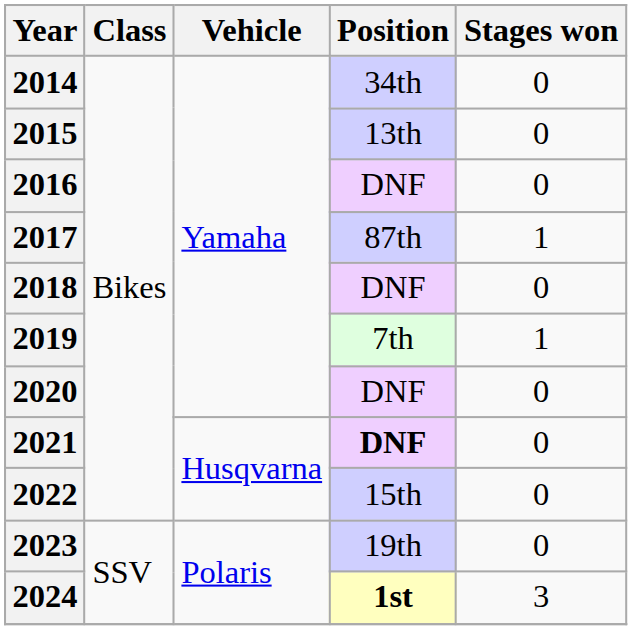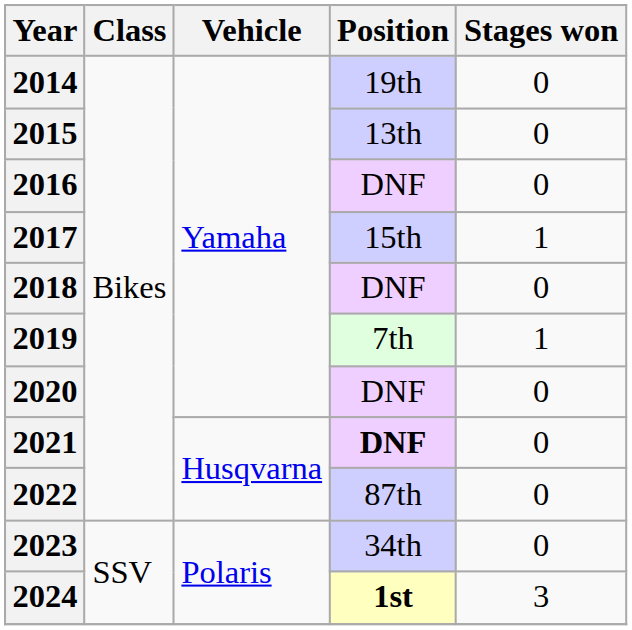(393, 81) 34th -> (393, 81) 19th
(393, 236) 87th -> (393, 236) 15th
(393, 493) 15th -> (393, 493) 87th
(393, 545) 19th -> (393, 545) 34th
